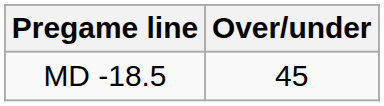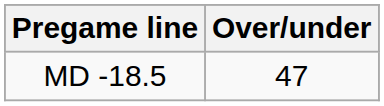(292, 75) 45 -> (292, 75) 47
